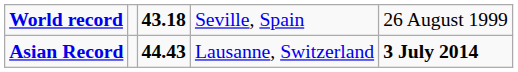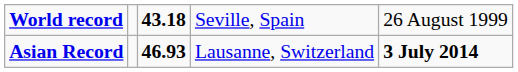(164, 51) 44.43 -> (164, 51) 46.93
